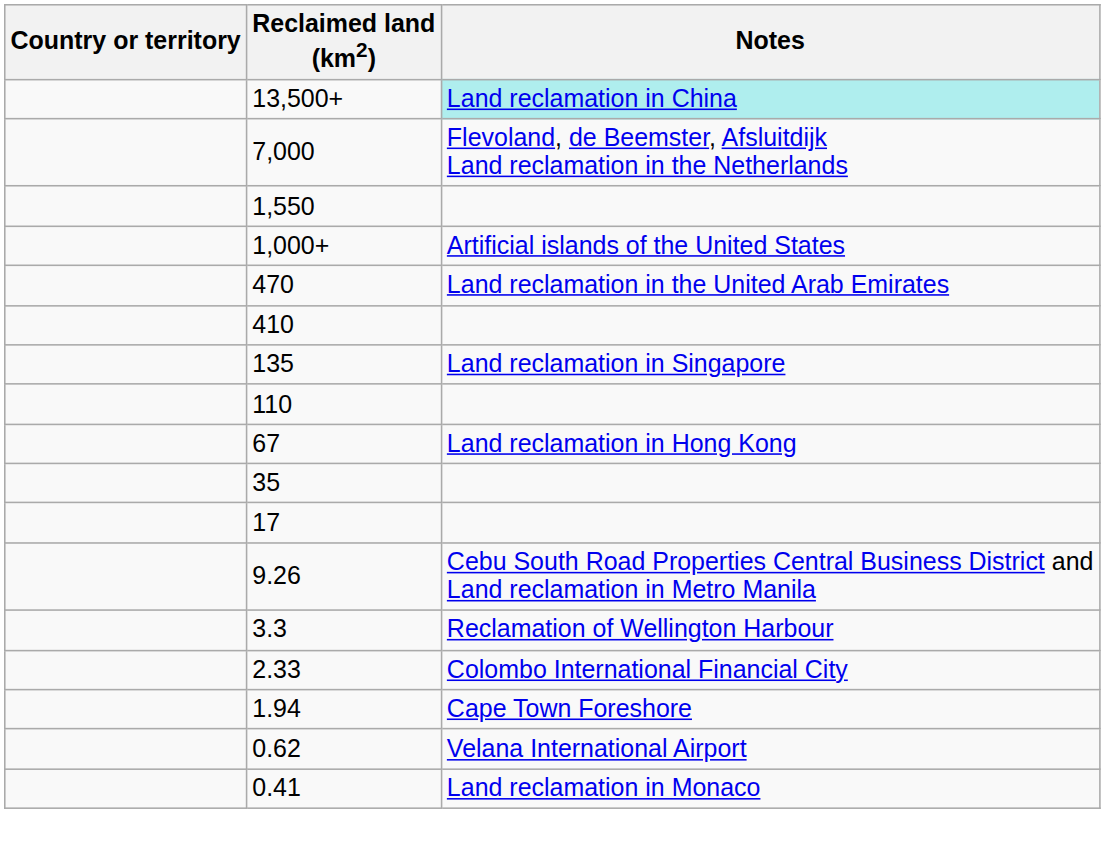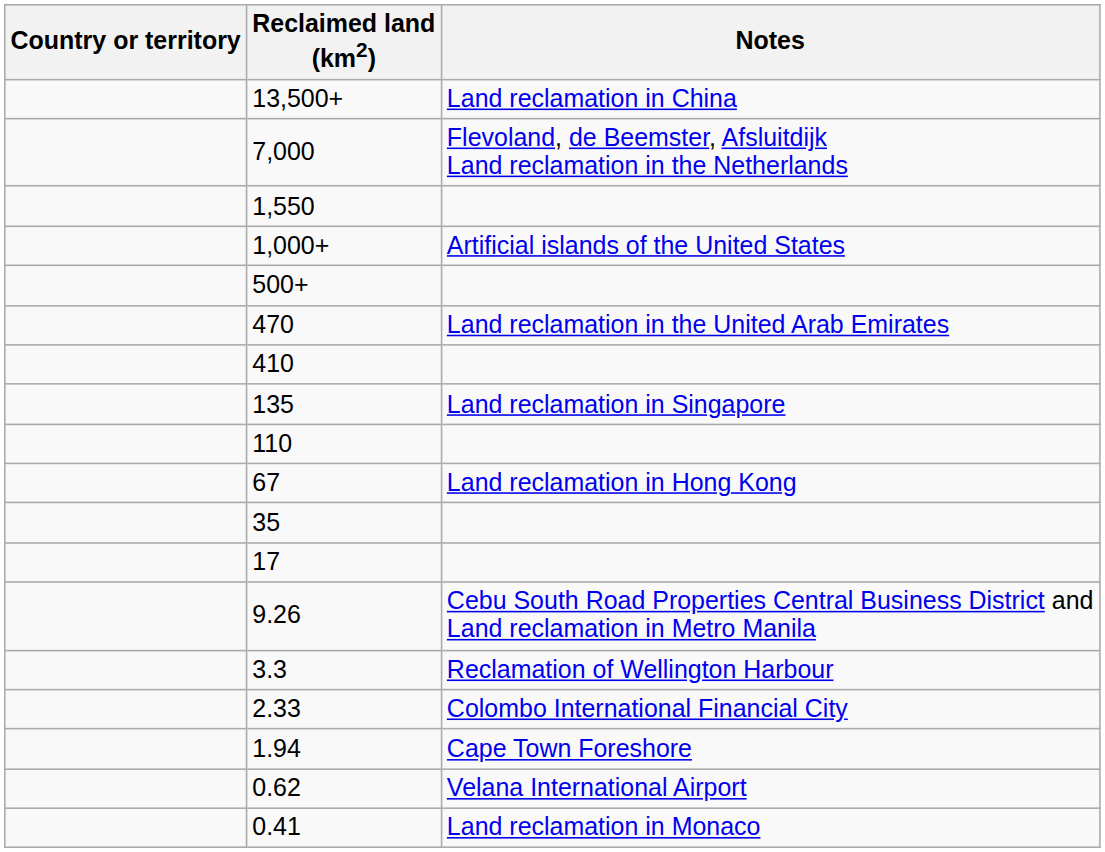(592, 98) paleturquoise background -> (592, 98) no background
+ row: (280, 285)
